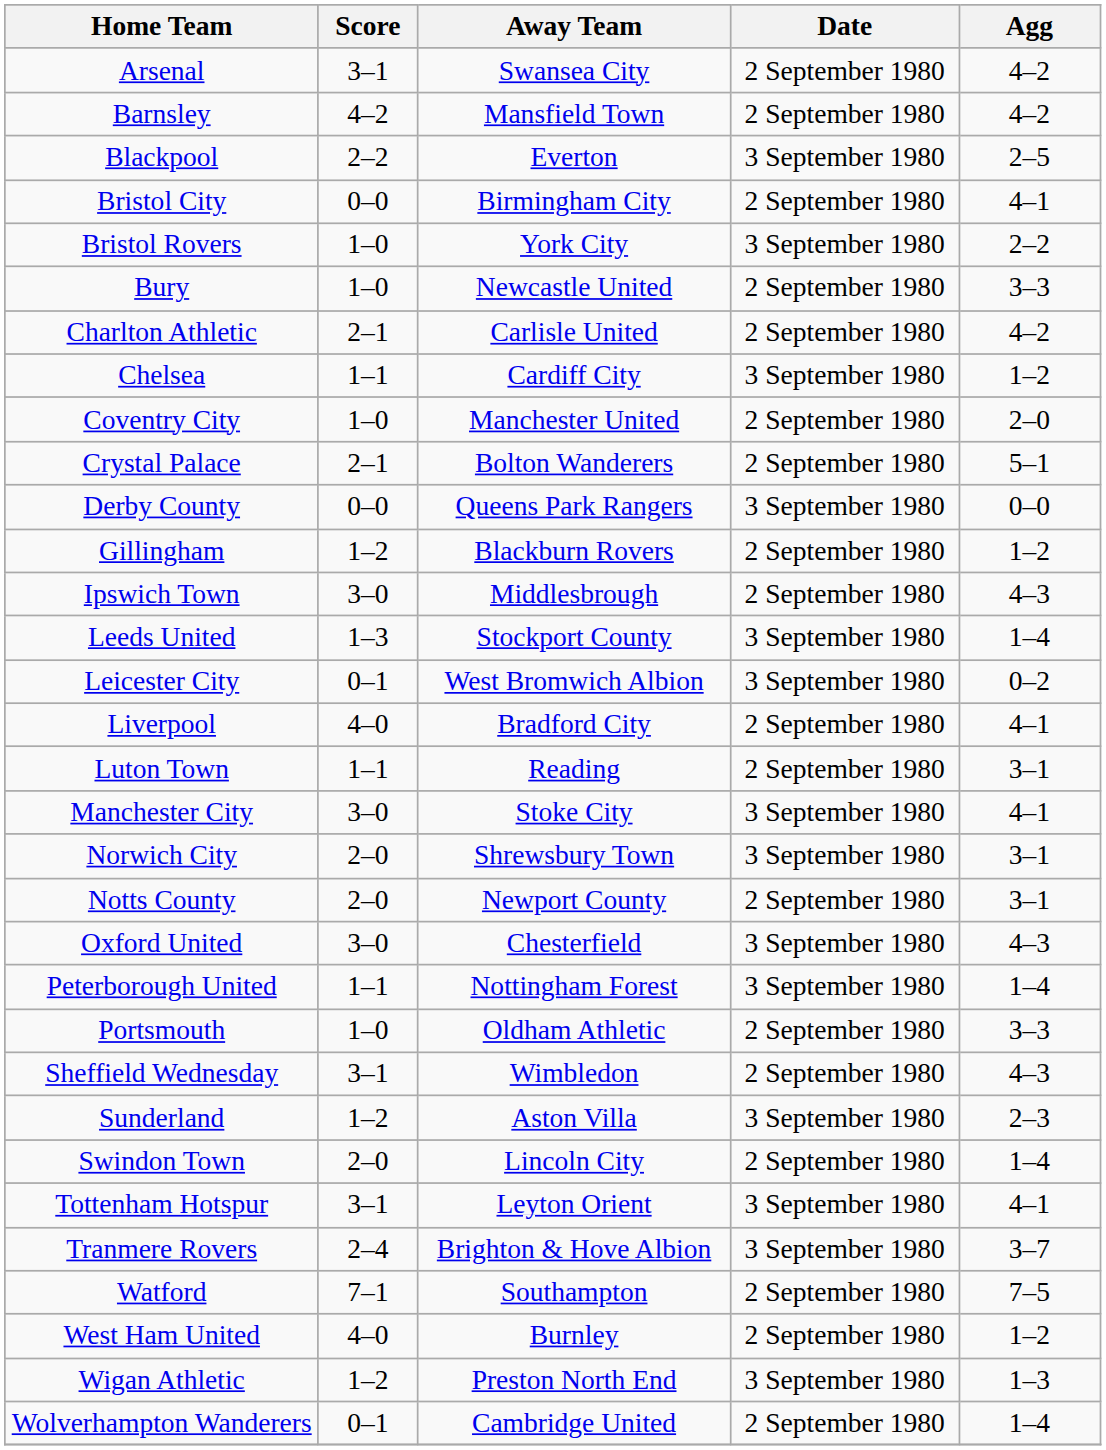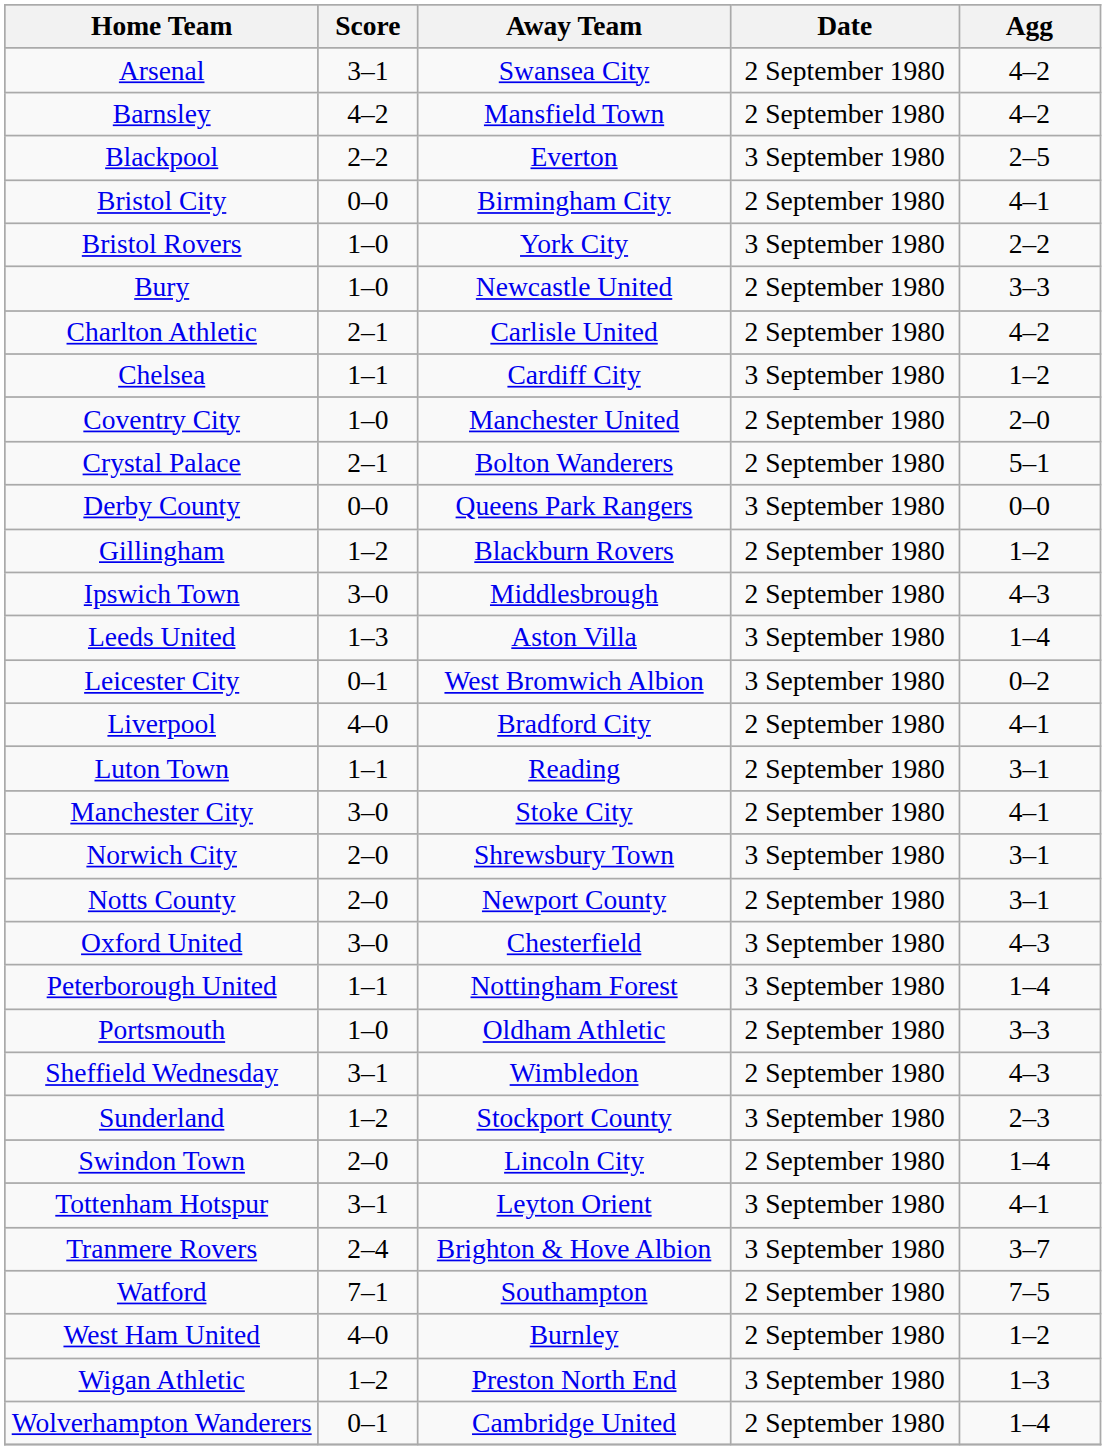(574, 637) Stockport County -> (574, 637) Aston Villa
(845, 811) 3 September 1980 -> (845, 811) 2 September 1980
(574, 1117) Aston Villa -> (574, 1117) Stockport County
